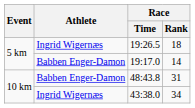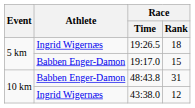(176, 62) 14 -> (176, 62) 15
(176, 95) 34 -> (176, 95) 12
